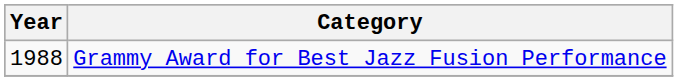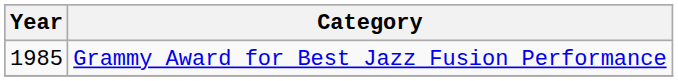(36, 59) 1988 -> (36, 59) 1985
